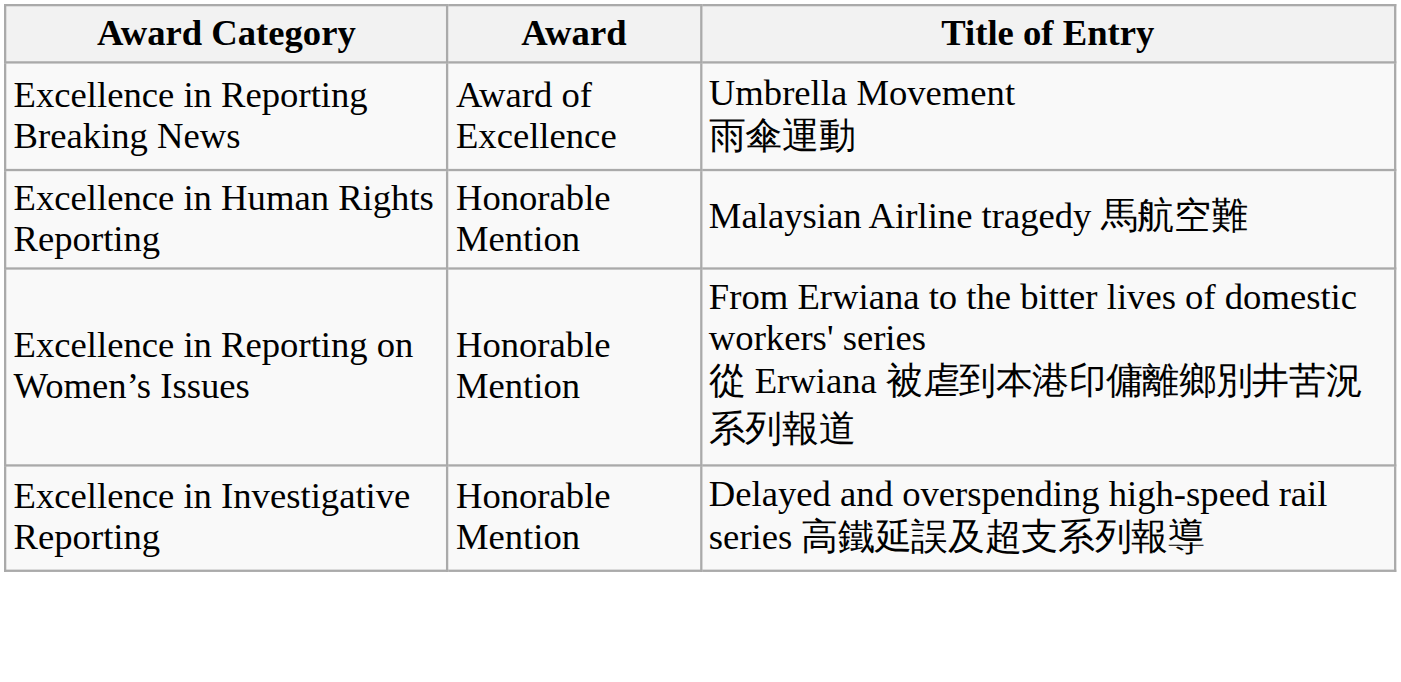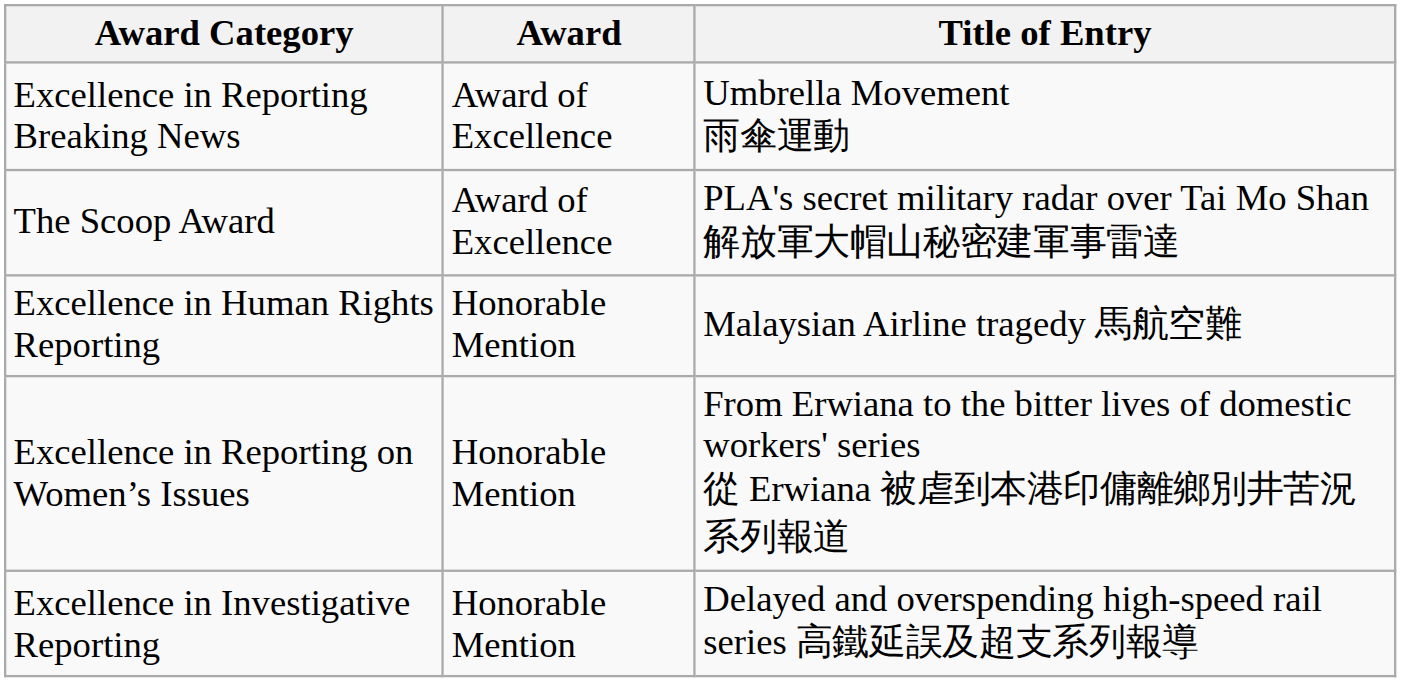+ row: (144, 221)
